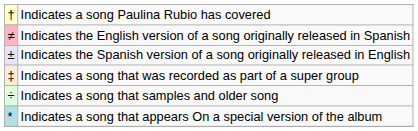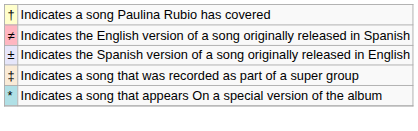- row: (149, 96)
